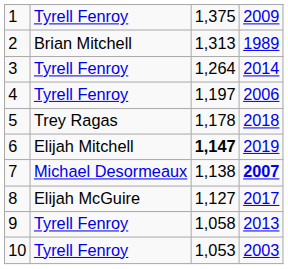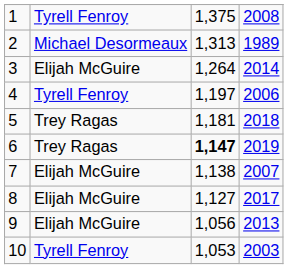(261, 17) 2009 -> (261, 17) 2008
(83, 43) Brian Mitchell -> (111, 43) Michael Desormeaux
(81, 69) Tyrell Fenroy -> (87, 69) Elijah McGuire
(215, 120) 1,178 -> (215, 120) 1,181
(84, 146) Elijah Mitchell -> (76, 146) Trey Ragas
(111, 172) Michael Desormeaux -> (87, 172) Elijah McGuire
(261, 172) bold -> (261, 172) normal
(81, 224) Tyrell Fenroy -> (87, 224) Elijah McGuire
(215, 224) 1,058 -> (215, 224) 1,056
